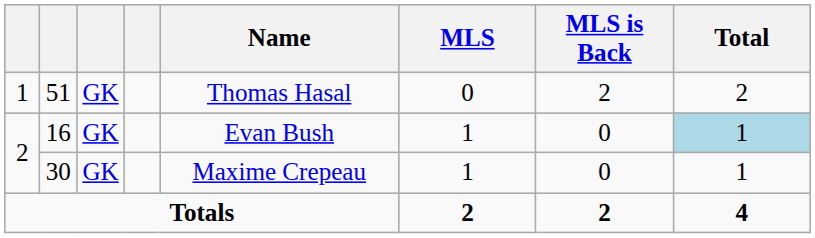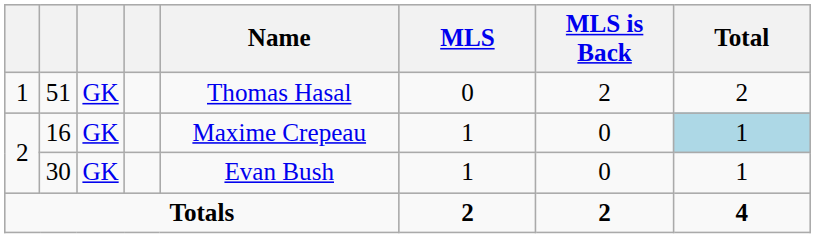(279, 132) Evan Bush -> (279, 132) Maxime Crepeau
(279, 172) Maxime Crepeau -> (279, 172) Evan Bush
